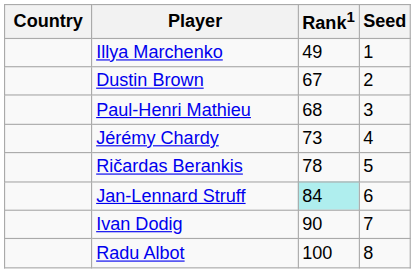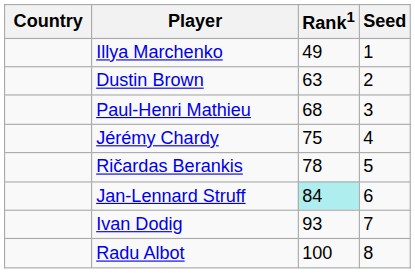(312, 81) 67 -> (312, 81) 63
(312, 138) 73 -> (312, 138) 75
(312, 224) 90 -> (312, 224) 93
